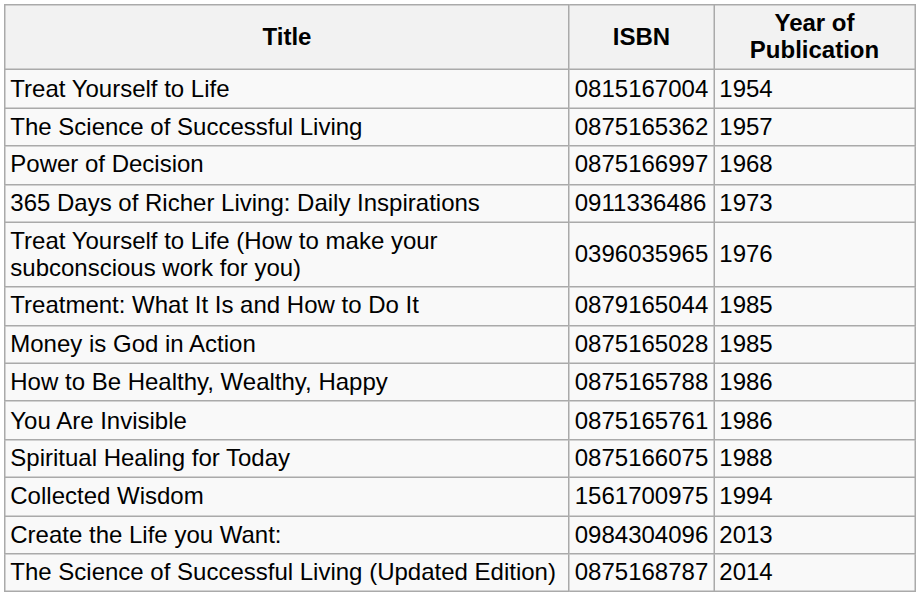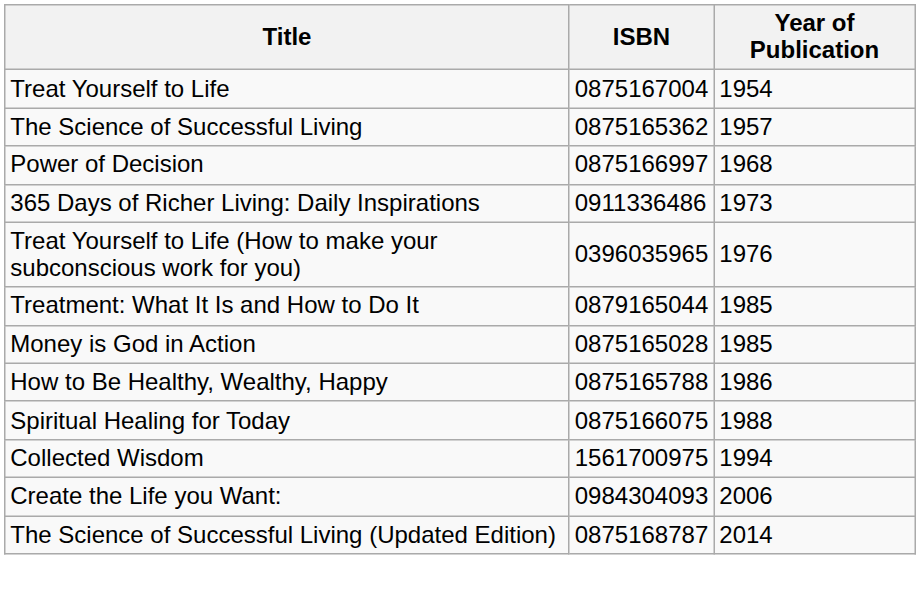(642, 88) 0815167004 -> (642, 88) 0875167004
- row: (99, 420)
(642, 534) 0984304096 -> (642, 496) 0984304093
(746, 534) 2013 -> (746, 496) 2006
